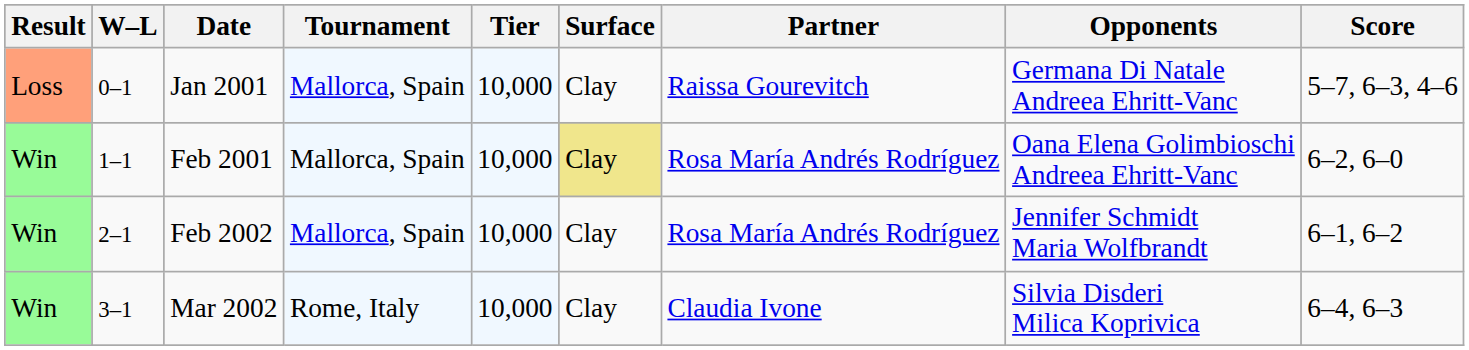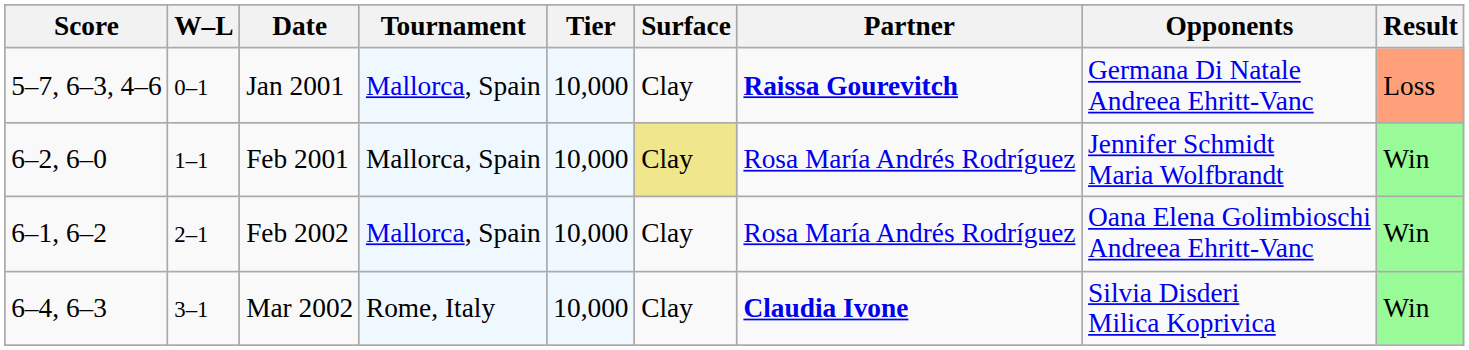columns swapped: (48, 26) <-> (1383, 26)
(768, 84) normal -> (851, 84) bold
(1153, 159) Oana Elena Golimbioschi Andreea Ehritt-Vanc -> (1186, 159) Jennifer Schmidt Maria Wolfbrandt
(1110, 233) Jennifer Schmidt Maria Wolfbrandt -> (1229, 233) Oana Elena Golimbioschi Andreea Ehritt-Vanc
(745, 307) normal -> (826, 307) bold
